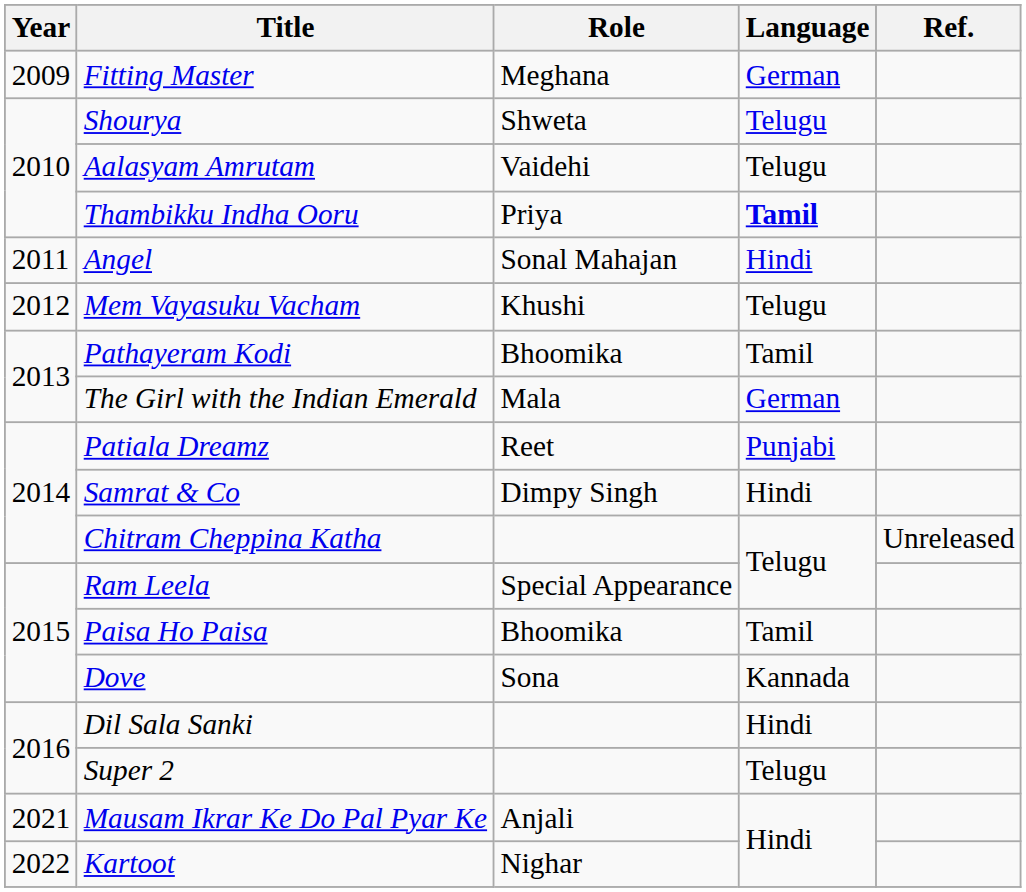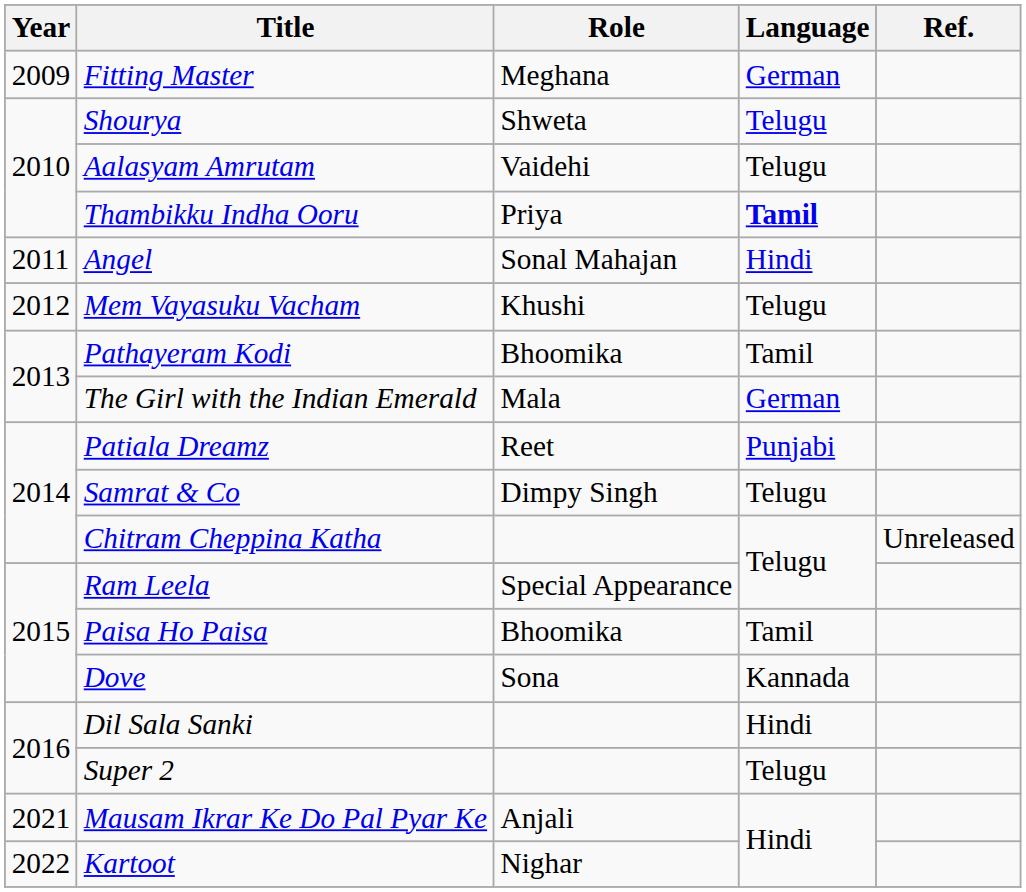(779, 492) Hindi -> (786, 492) Telugu
